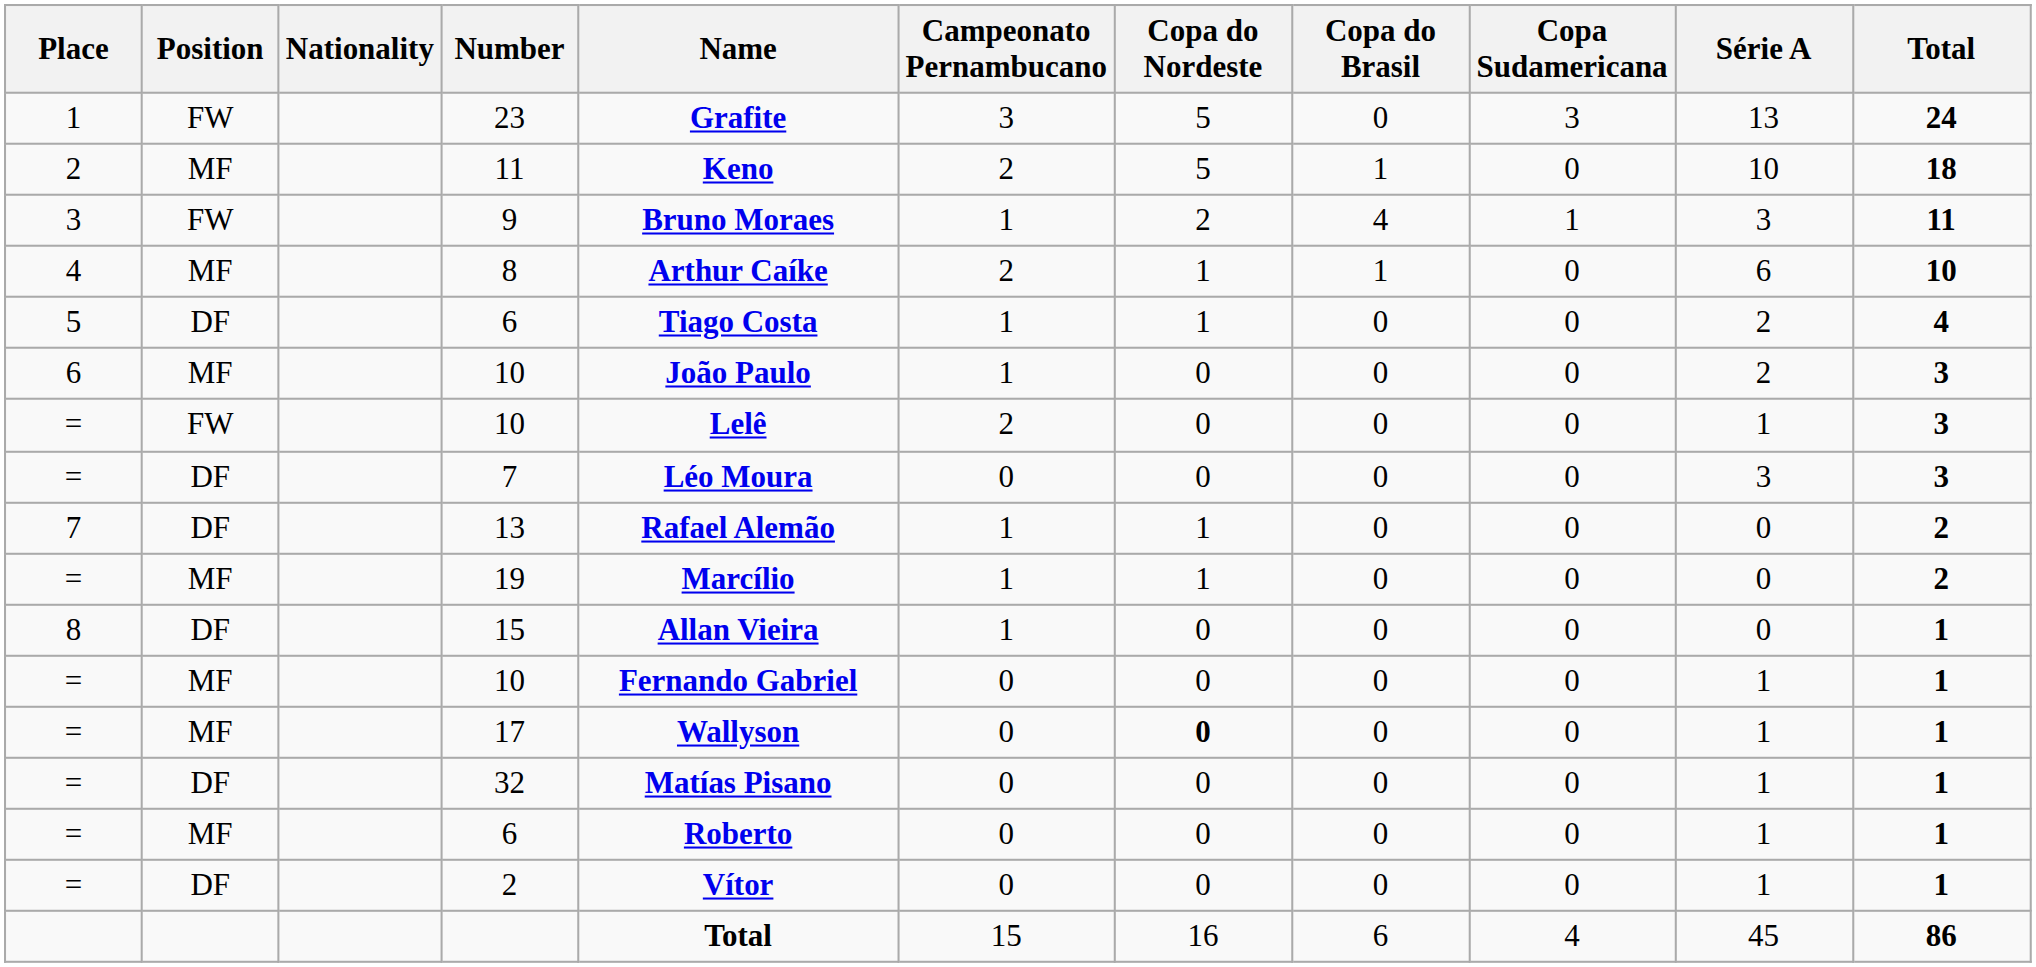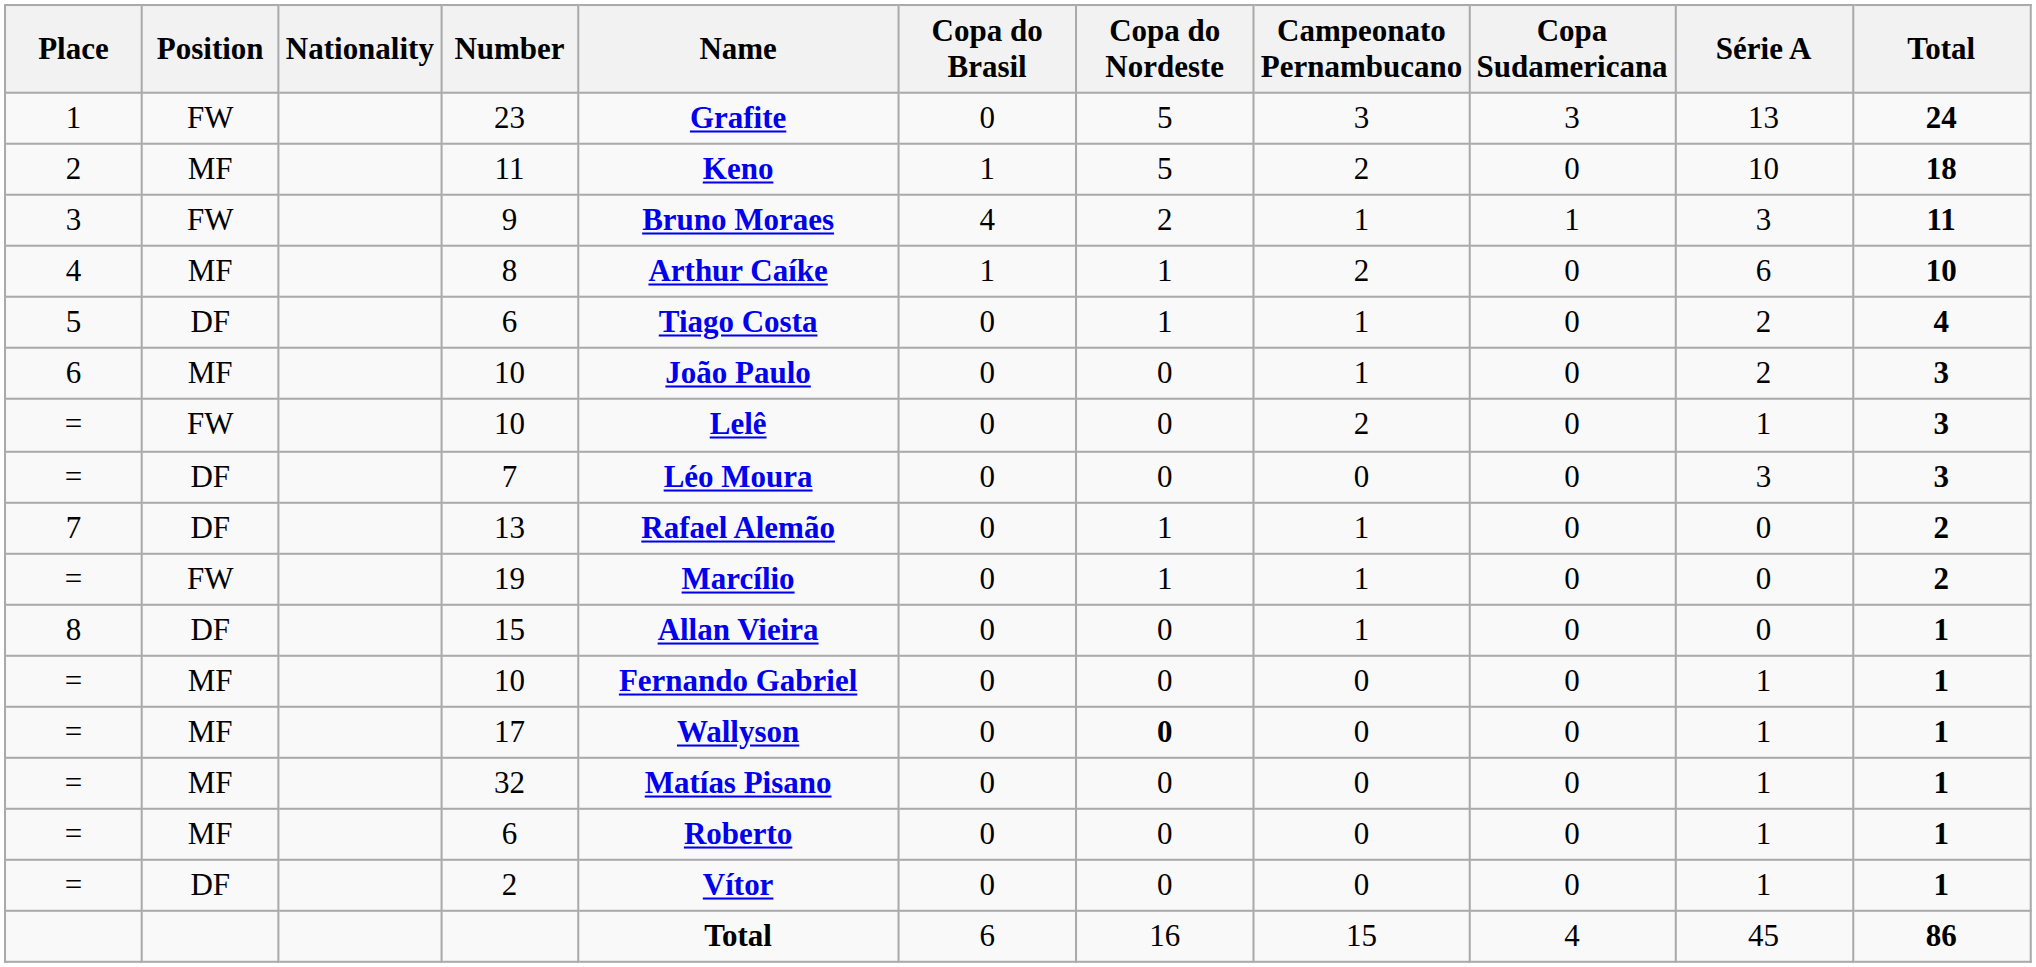columns swapped: (1006, 48) <-> (1381, 48)
(210, 578) MF -> (210, 578) FW
(210, 782) DF -> (210, 782) MF
